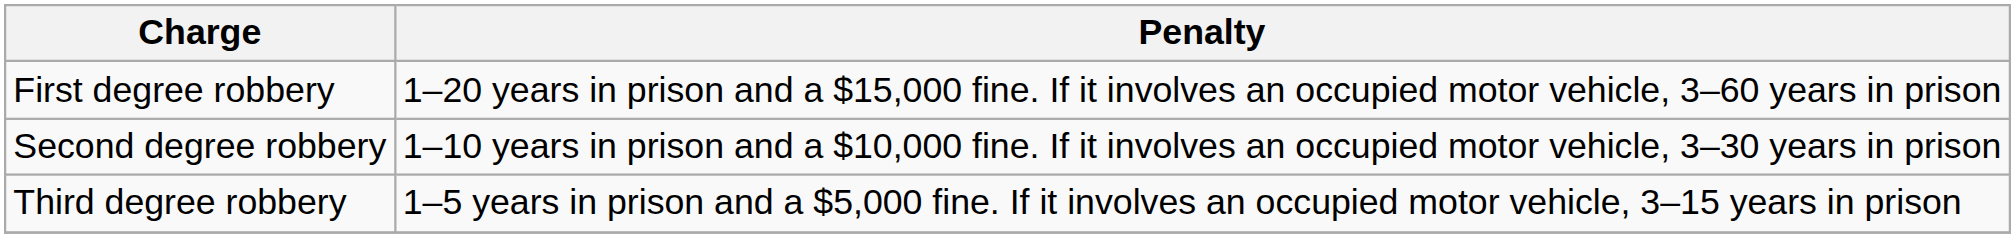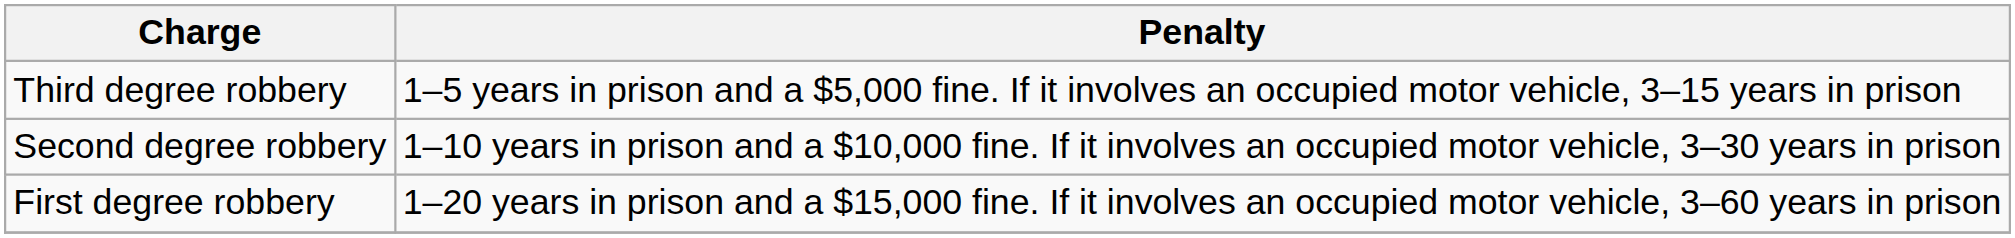rows swapped: (174, 89) <-> (180, 202)
